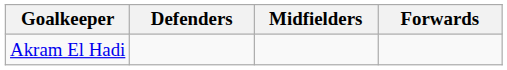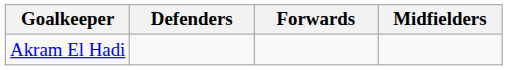columns swapped: (316, 19) <-> (440, 19)
